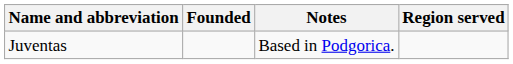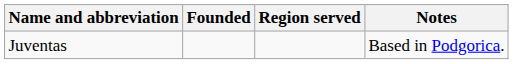columns swapped: (453, 17) <-> (326, 17)
